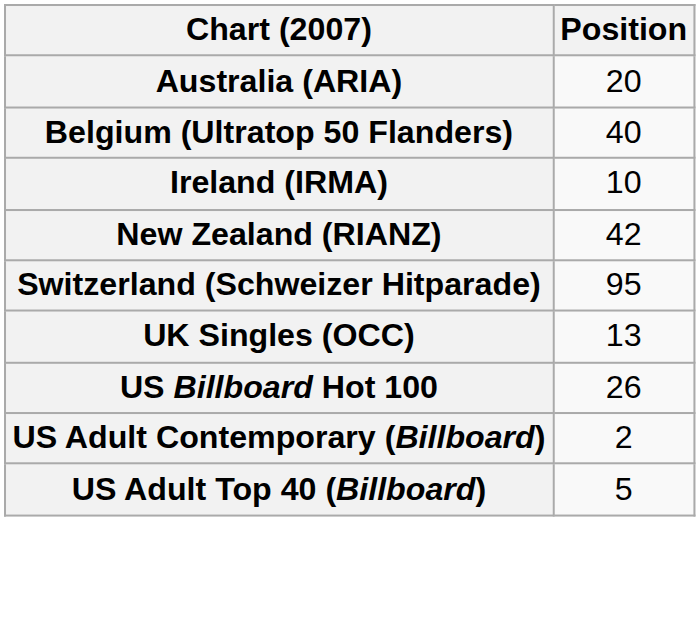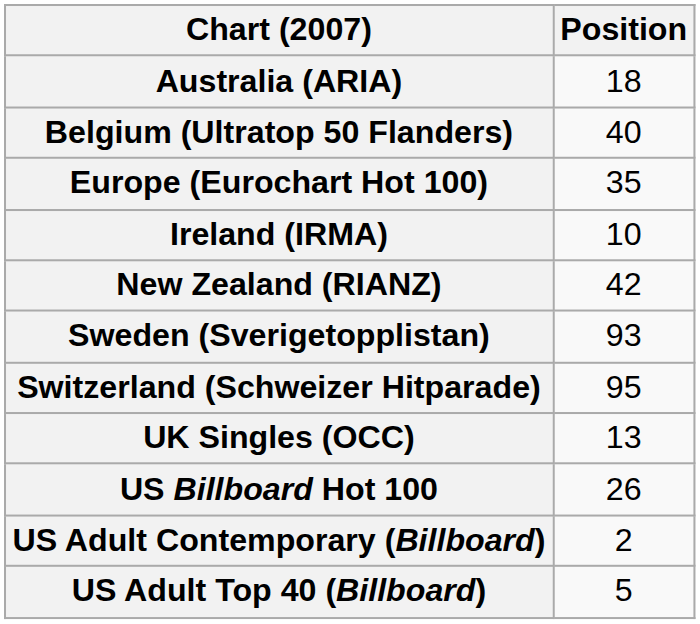(624, 81) 20 -> (624, 81) 18
+ row: (279, 183)
+ row: (279, 336)
